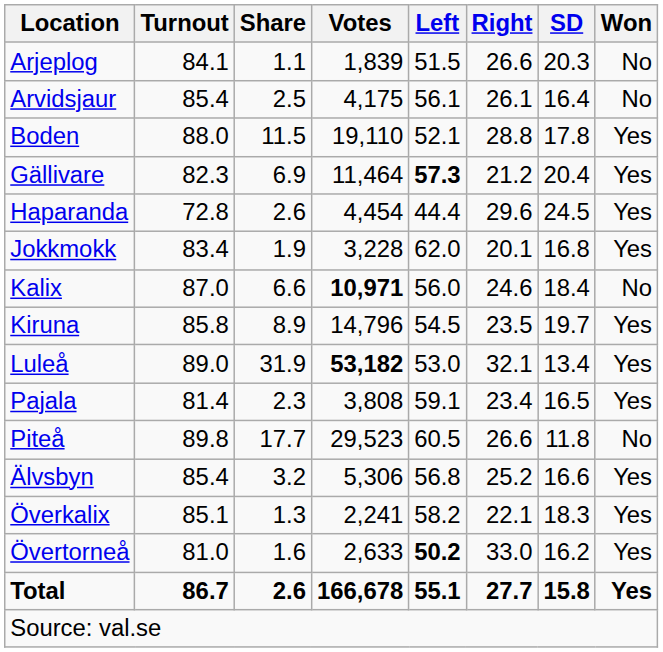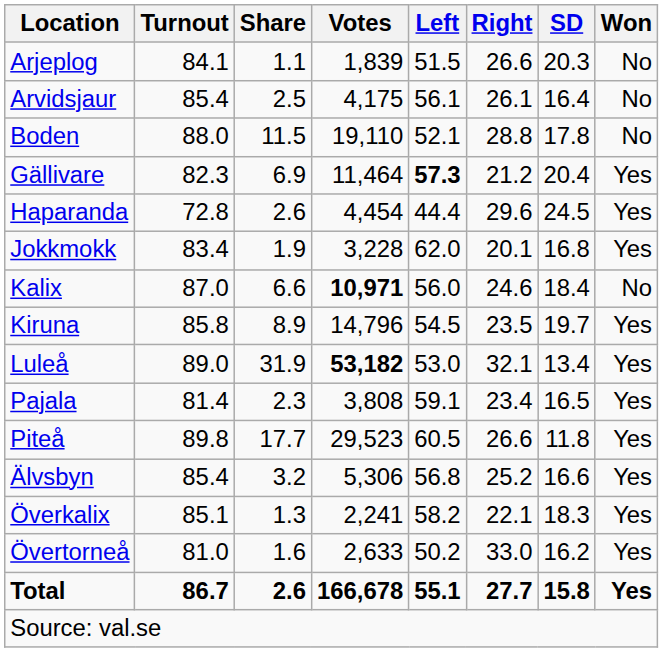(633, 136) Yes -> (637, 136) No
(637, 439) No -> (633, 439) Yes
(437, 552) bold -> (437, 552) normal
